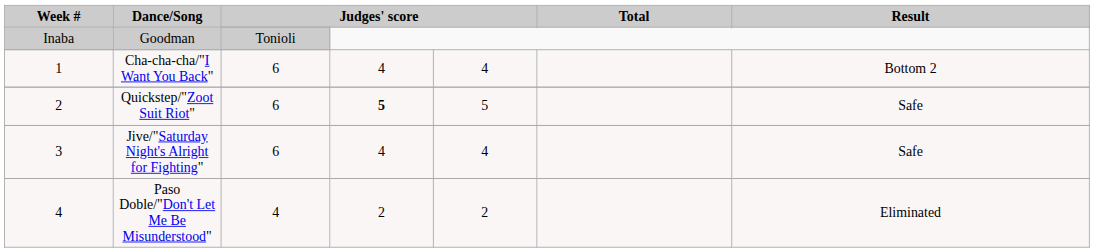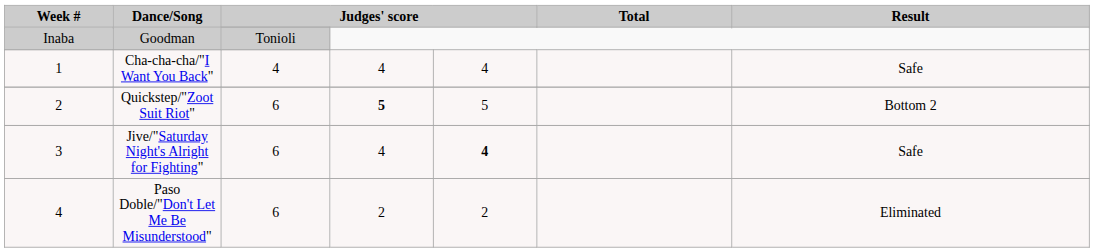(276, 68) 6 -> (276, 68) 4
(911, 68) Bottom 2 -> (911, 68) Safe
(911, 106) Safe -> (911, 106) Bottom 2
(485, 151) normal -> (485, 151) bold
(276, 212) 4 -> (276, 212) 6
